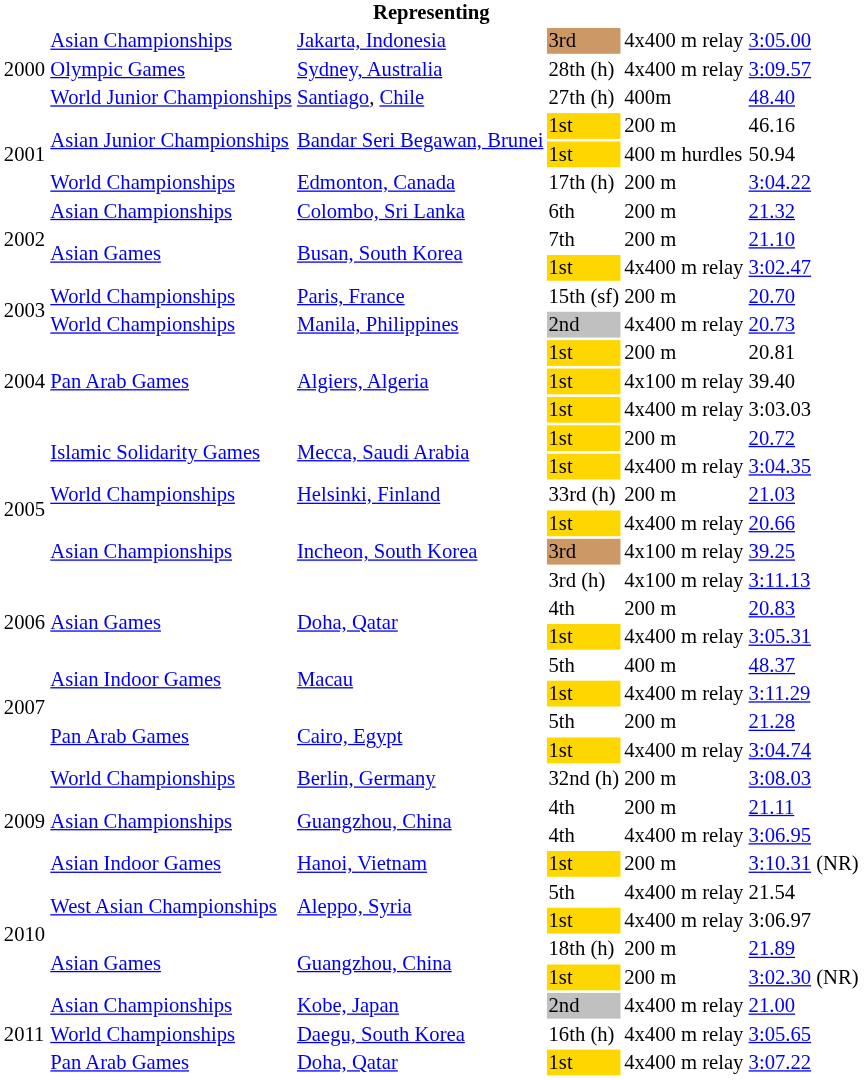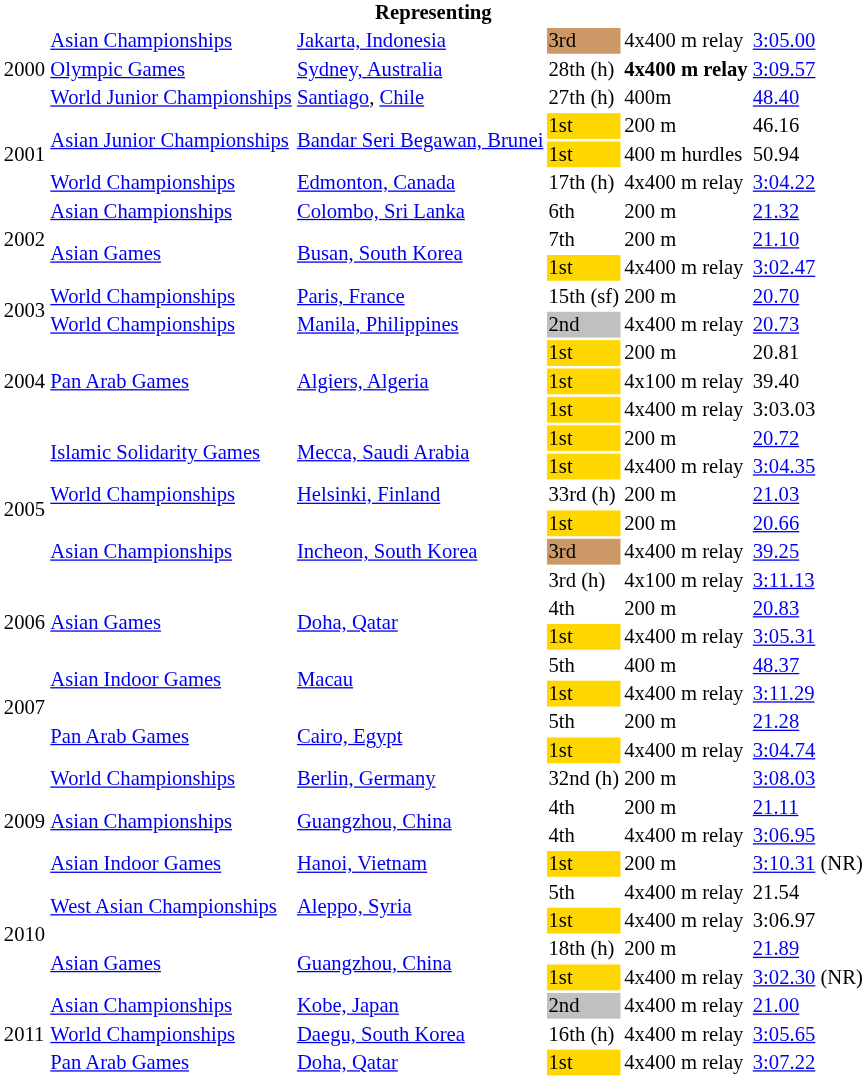(684, 69) normal -> (686, 69) bold
(650, 182) 200 m -> (684, 182) 4x400 m relay
(684, 523) 4x400 m relay -> (650, 523) 200 m
(684, 551) 4x100 m relay -> (684, 551) 4x400 m relay
(650, 977) 200 m -> (684, 977) 4x400 m relay
